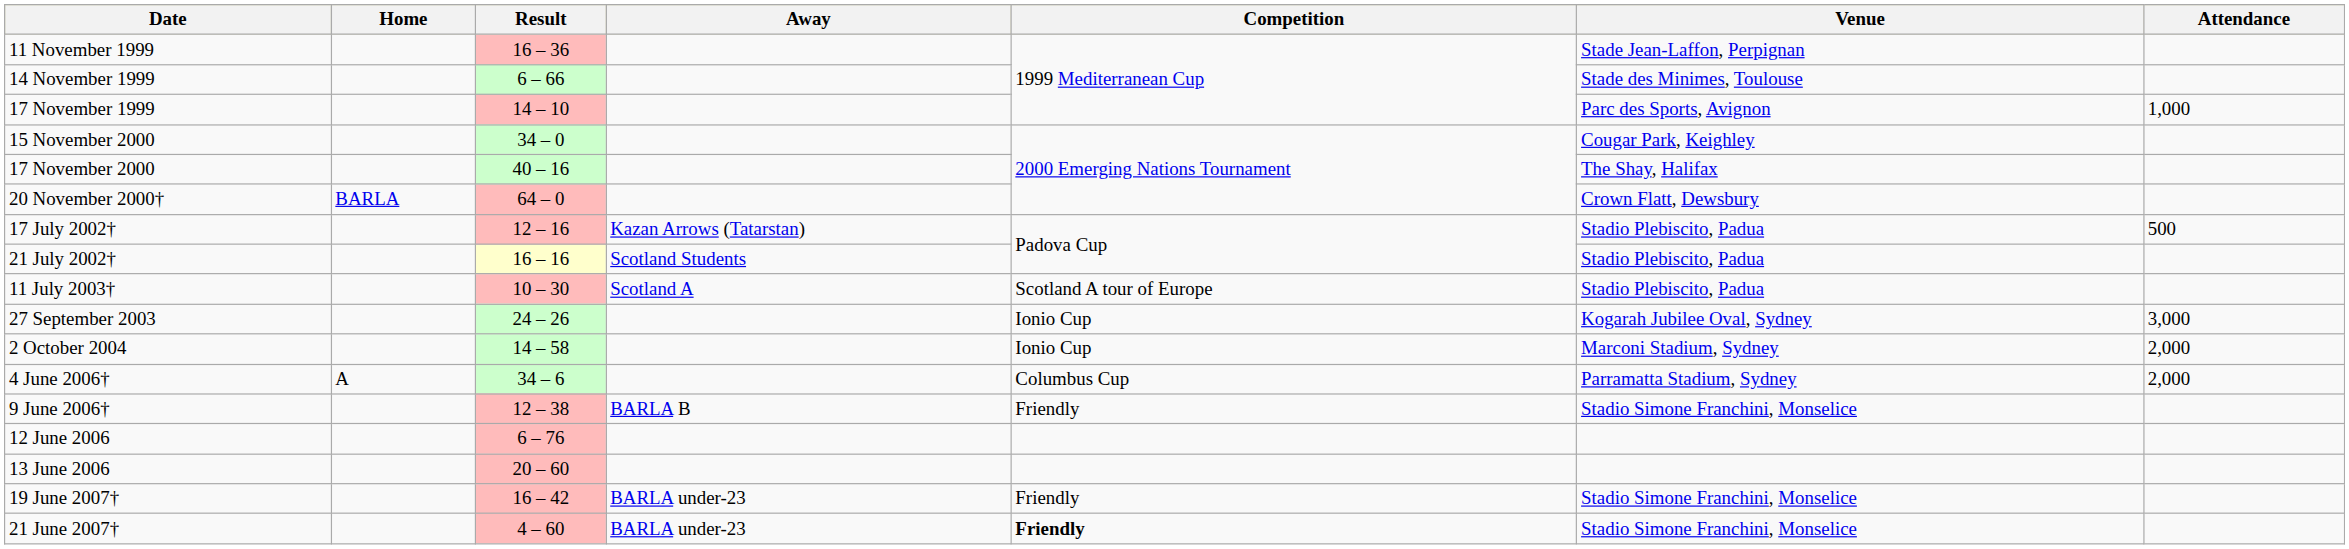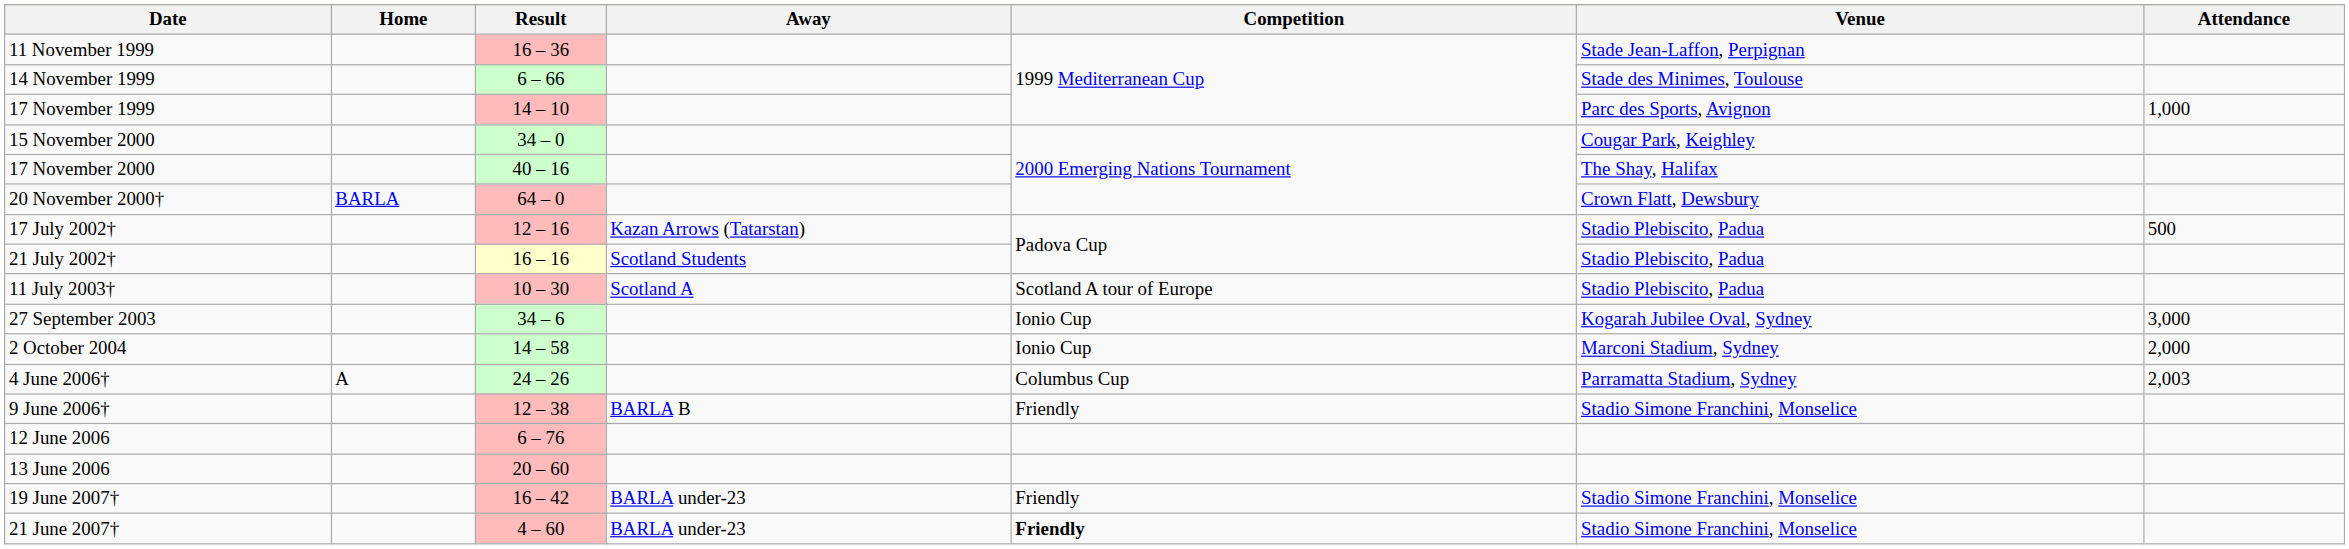(541, 318) 24 – 26 -> (541, 318) 34 – 6
(541, 378) 34 – 6 -> (541, 378) 24 – 26
(2169, 378) 2,000 -> (2169, 378) 2,003
